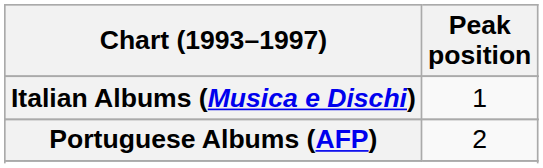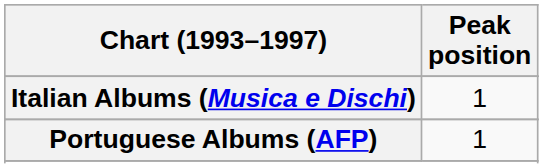(480, 139) 2 -> (480, 139) 1
